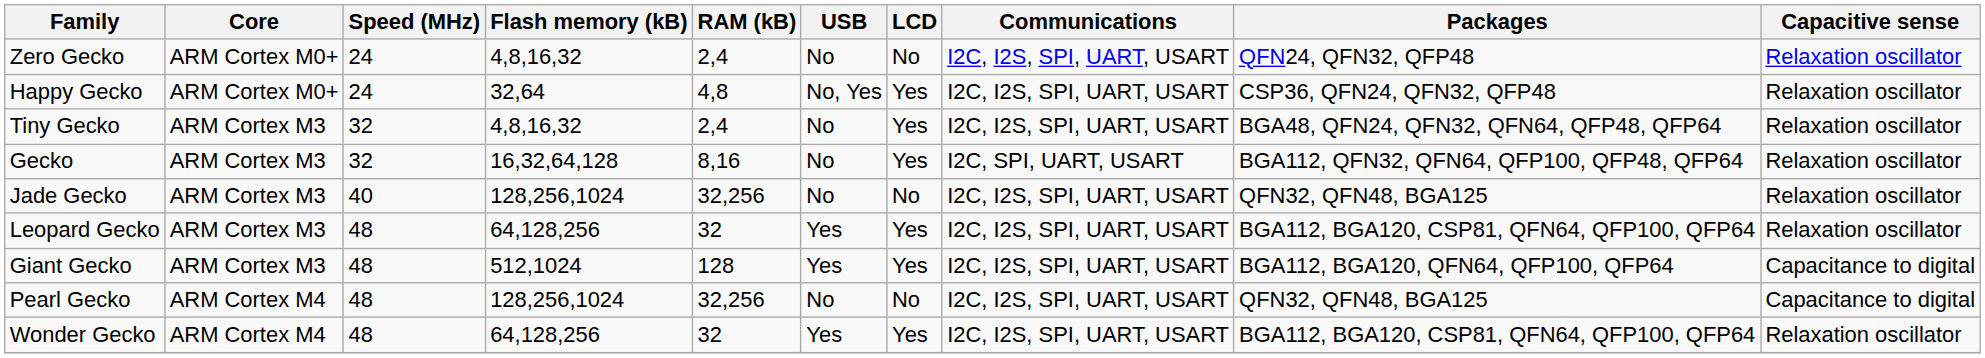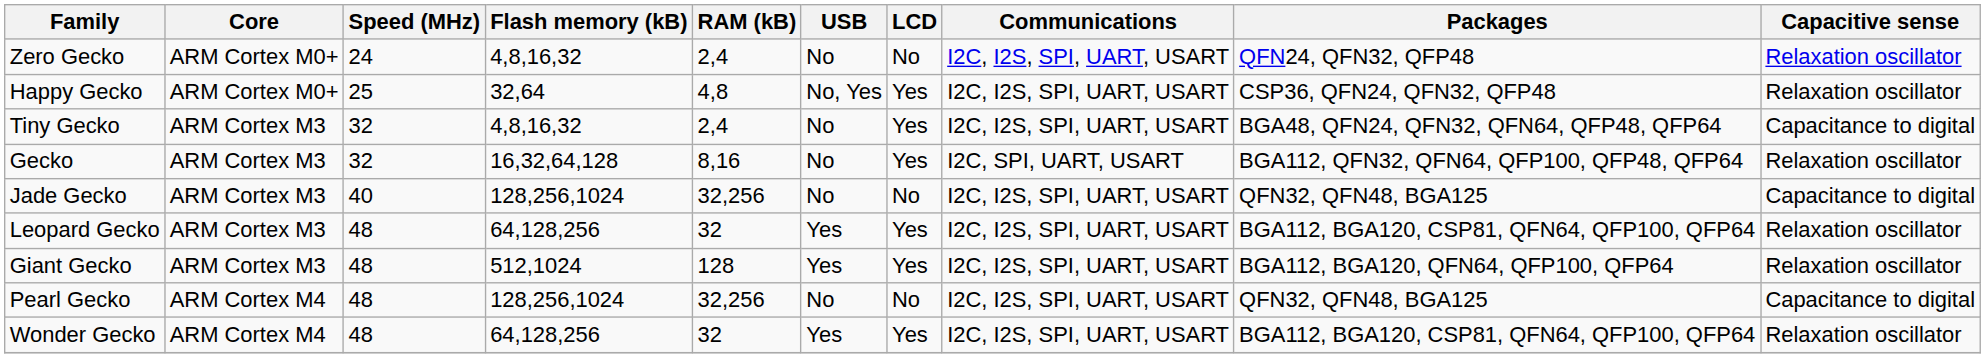(361, 91) 24 -> (361, 91) 25
(1863, 126) Relaxation oscillator -> (1870, 126) Capacitance to digital
(1863, 195) Relaxation oscillator -> (1870, 195) Capacitance to digital
(1870, 265) Capacitance to digital -> (1863, 265) Relaxation oscillator
